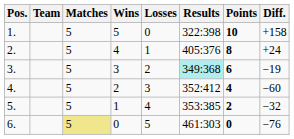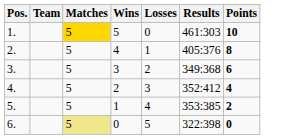- column: (275, 13)
(69, 32) no background -> (69, 32) gold background
(201, 32) 322:398 -> (201, 32) 461:303
(201, 69) paleturquoise background -> (201, 69) no background
(201, 124) 461:303 -> (201, 124) 322:398
